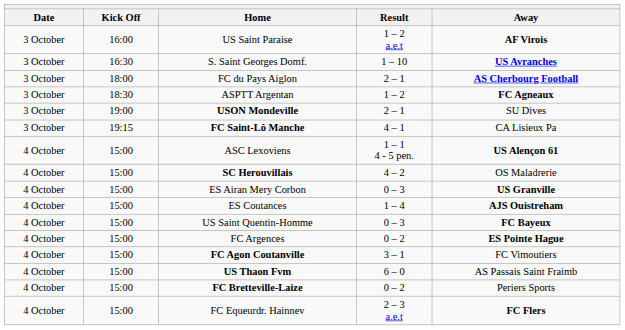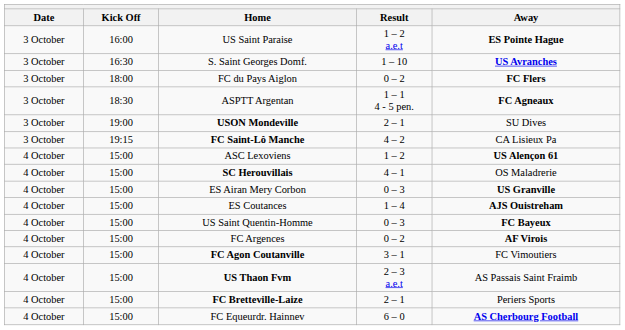(526, 39) AF Virois -> (526, 39) ES Pointe Hague
(394, 78) 2 – 1 -> (394, 78) 0 – 2
(526, 78) AS Cherbourg Football -> (526, 78) FC Flers
(394, 95) 1 – 2 -> (394, 101) 1 – 1 4 - 5 pen.
(394, 128) 4 – 1 -> (394, 139) 4 – 2
(394, 150) 1 – 1 4 - 5 pen. -> (394, 156) 1 – 2
(394, 172) 4 – 2 -> (394, 172) 4 – 1
(526, 238) ES Pointe Hague -> (526, 238) AF Virois
(394, 271) 6 – 0 -> (394, 277) 2 – 3 a.e.t
(394, 288) 0 – 2 -> (394, 300) 2 – 1
(394, 310) 2 – 3 a.e.t -> (394, 316) 6 – 0
(526, 310) FC Flers -> (526, 316) AS Cherbourg Football
